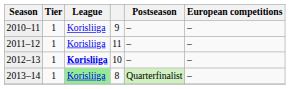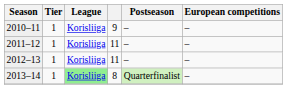(87, 60) bold -> (86, 60) normal
(117, 60) 10 -> (115, 60) 11
